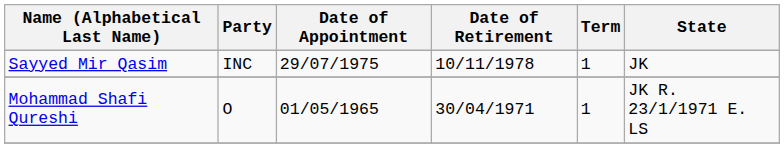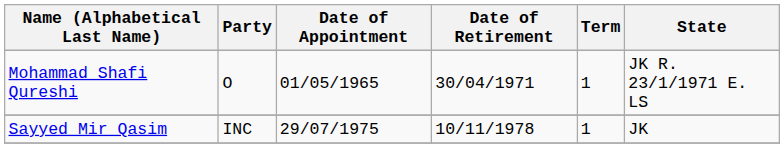rows swapped: (88, 64) <-> (78, 110)
